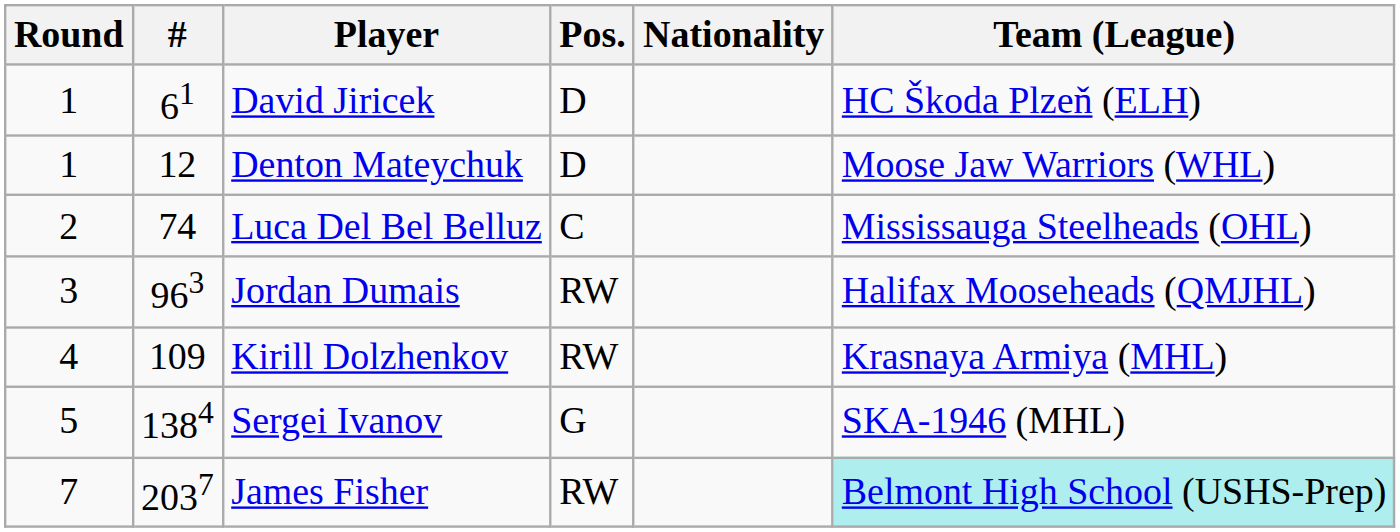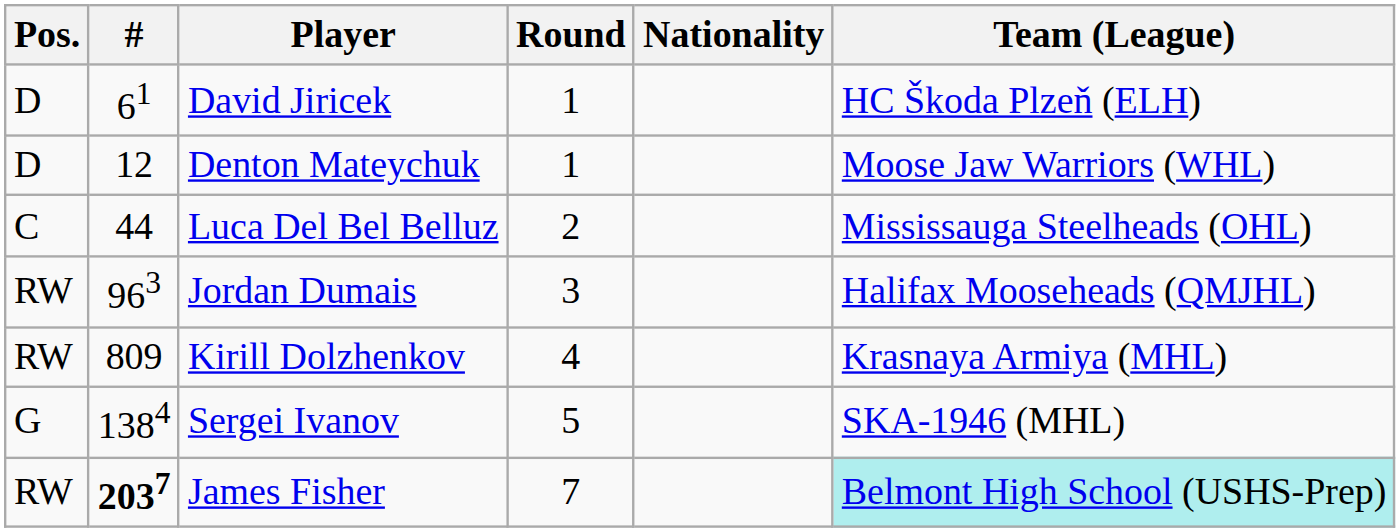columns swapped: (69, 34) <-> (592, 34)
(177, 225) 74 -> (134, 225) 44
(177, 355) 109 -> (134, 355) 809
(177, 491) normal -> (134, 491) bold
